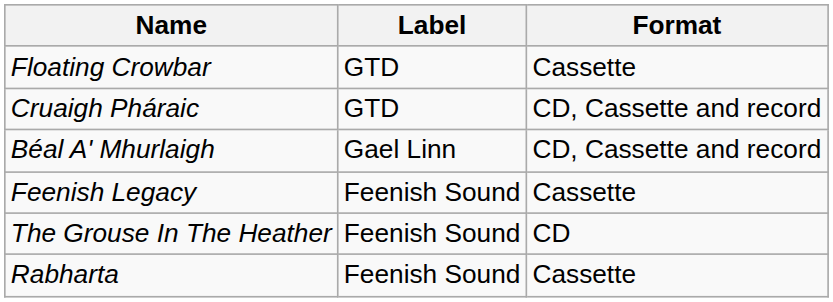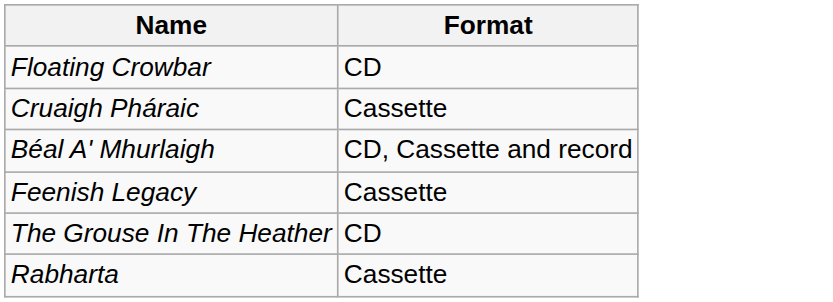- column: (432, 25)
(584, 66) Cassette -> (363, 66) CD
(677, 108) CD, Cassette and record -> (396, 108) Cassette
